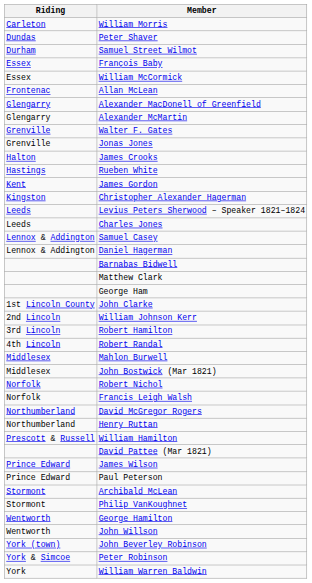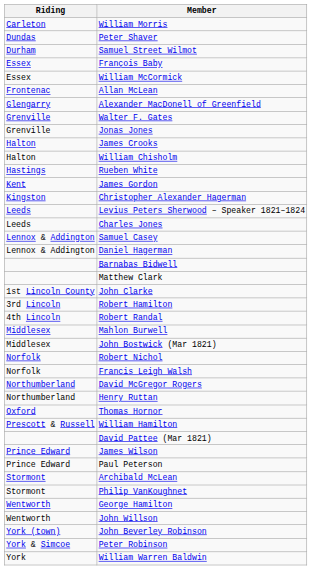- row: (143, 118)
+ row: (138, 158)
- row: (123, 291)
- row: (148, 318)
+ row: (131, 411)
